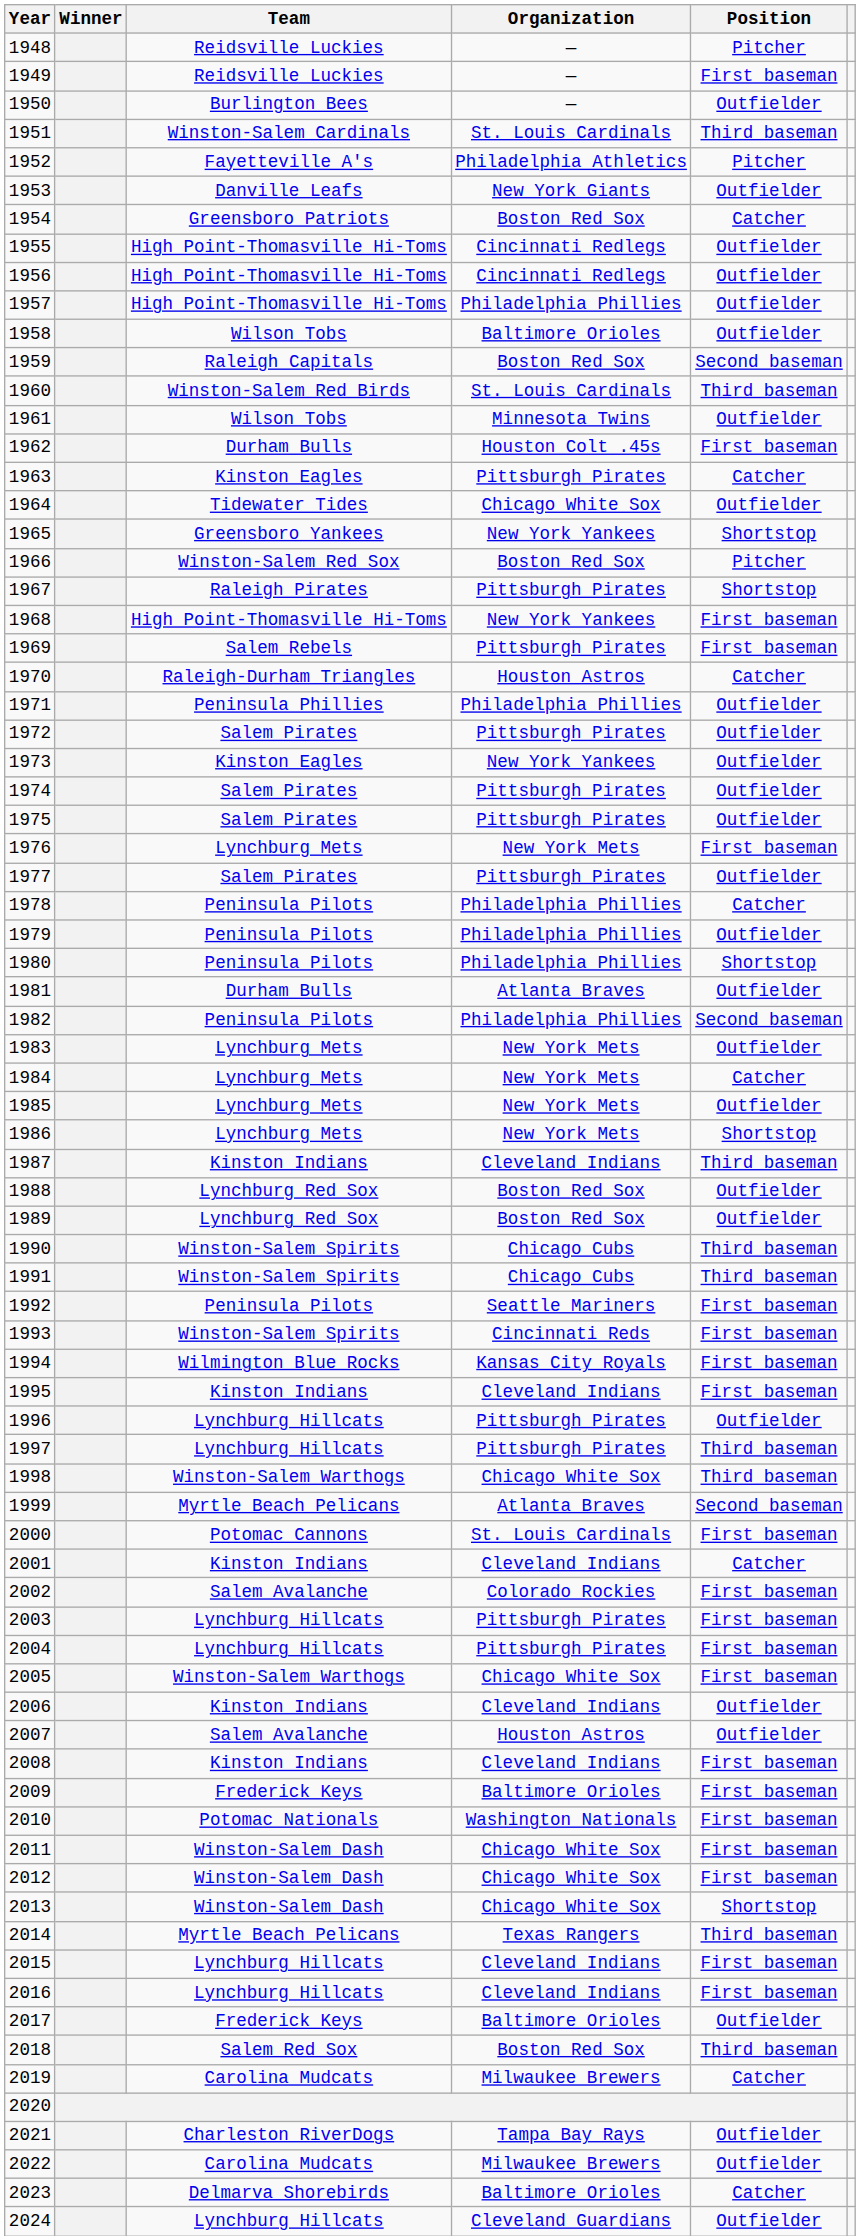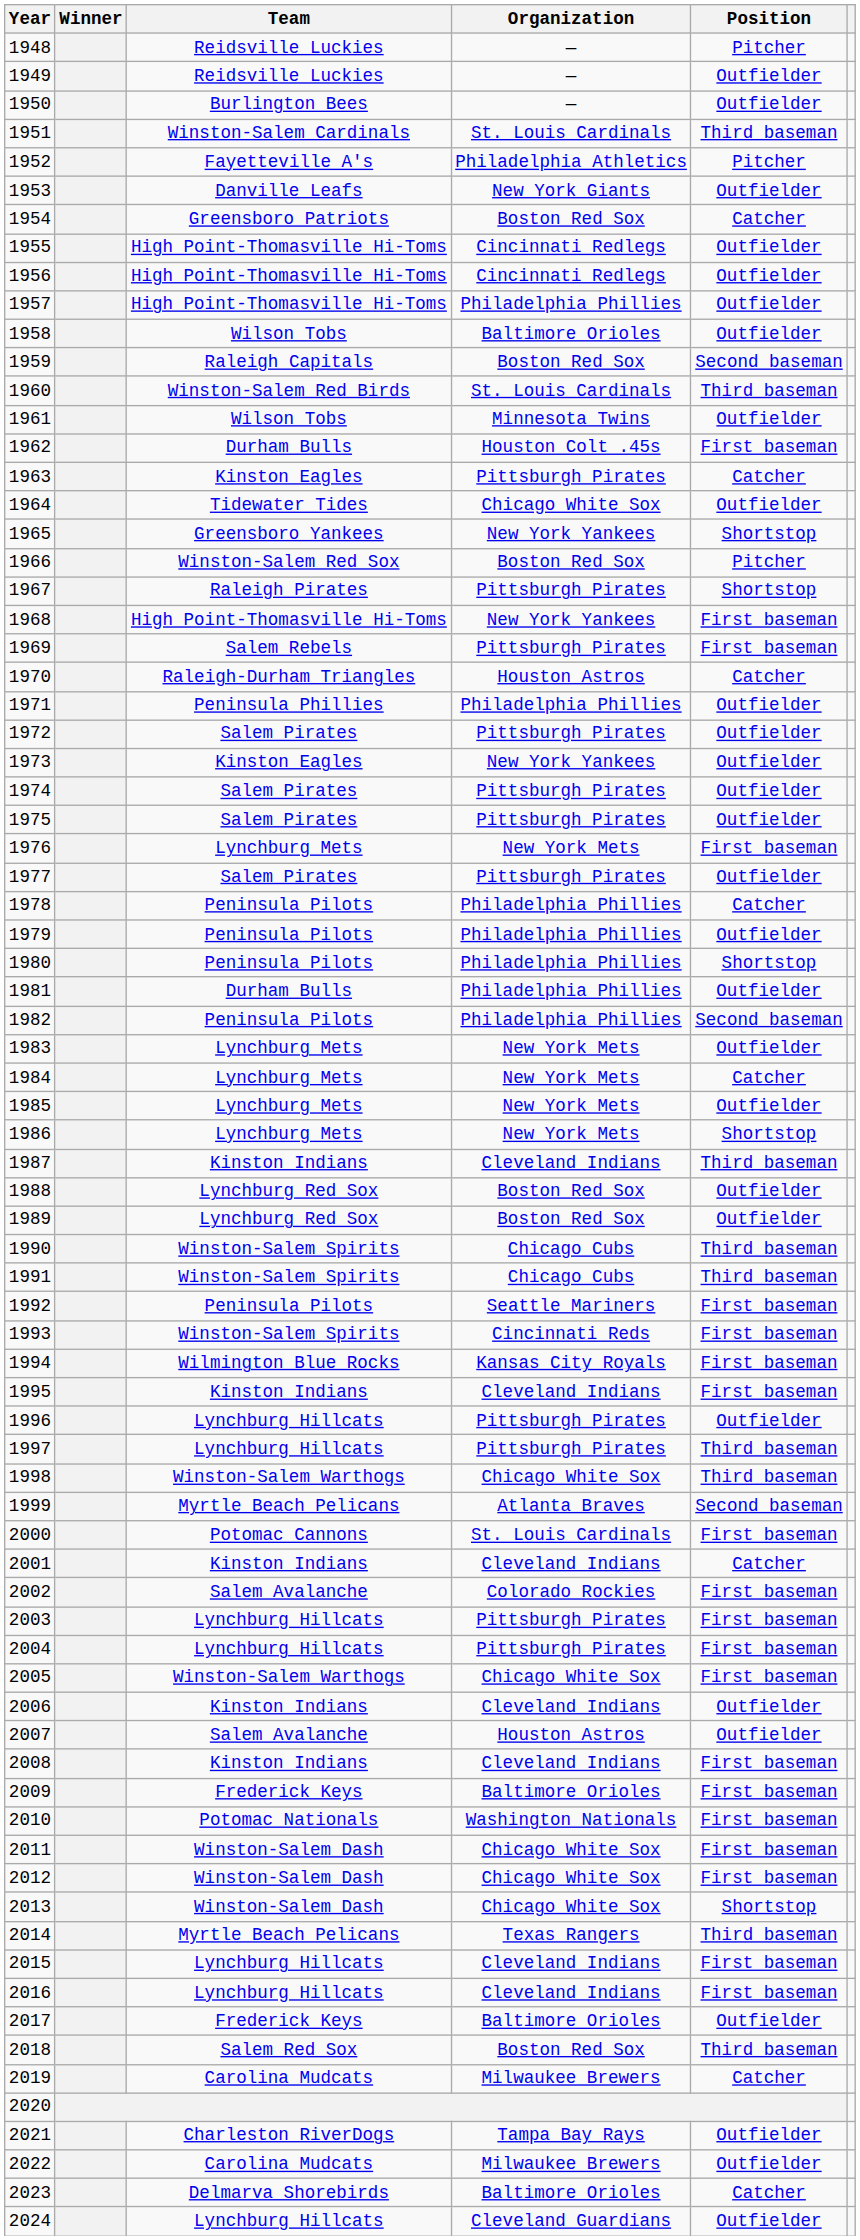(769, 76) First baseman -> (769, 76) Outfielder
(571, 991) Atlanta Braves -> (571, 991) Philadelphia Phillies
